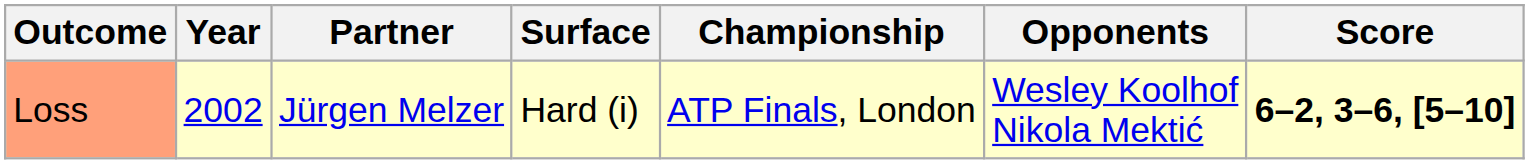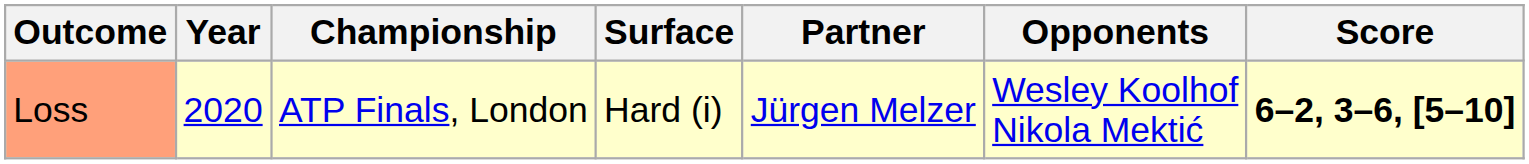columns swapped: (821, 32) <-> (392, 32)
(223, 108) 2002 -> (223, 108) 2020
